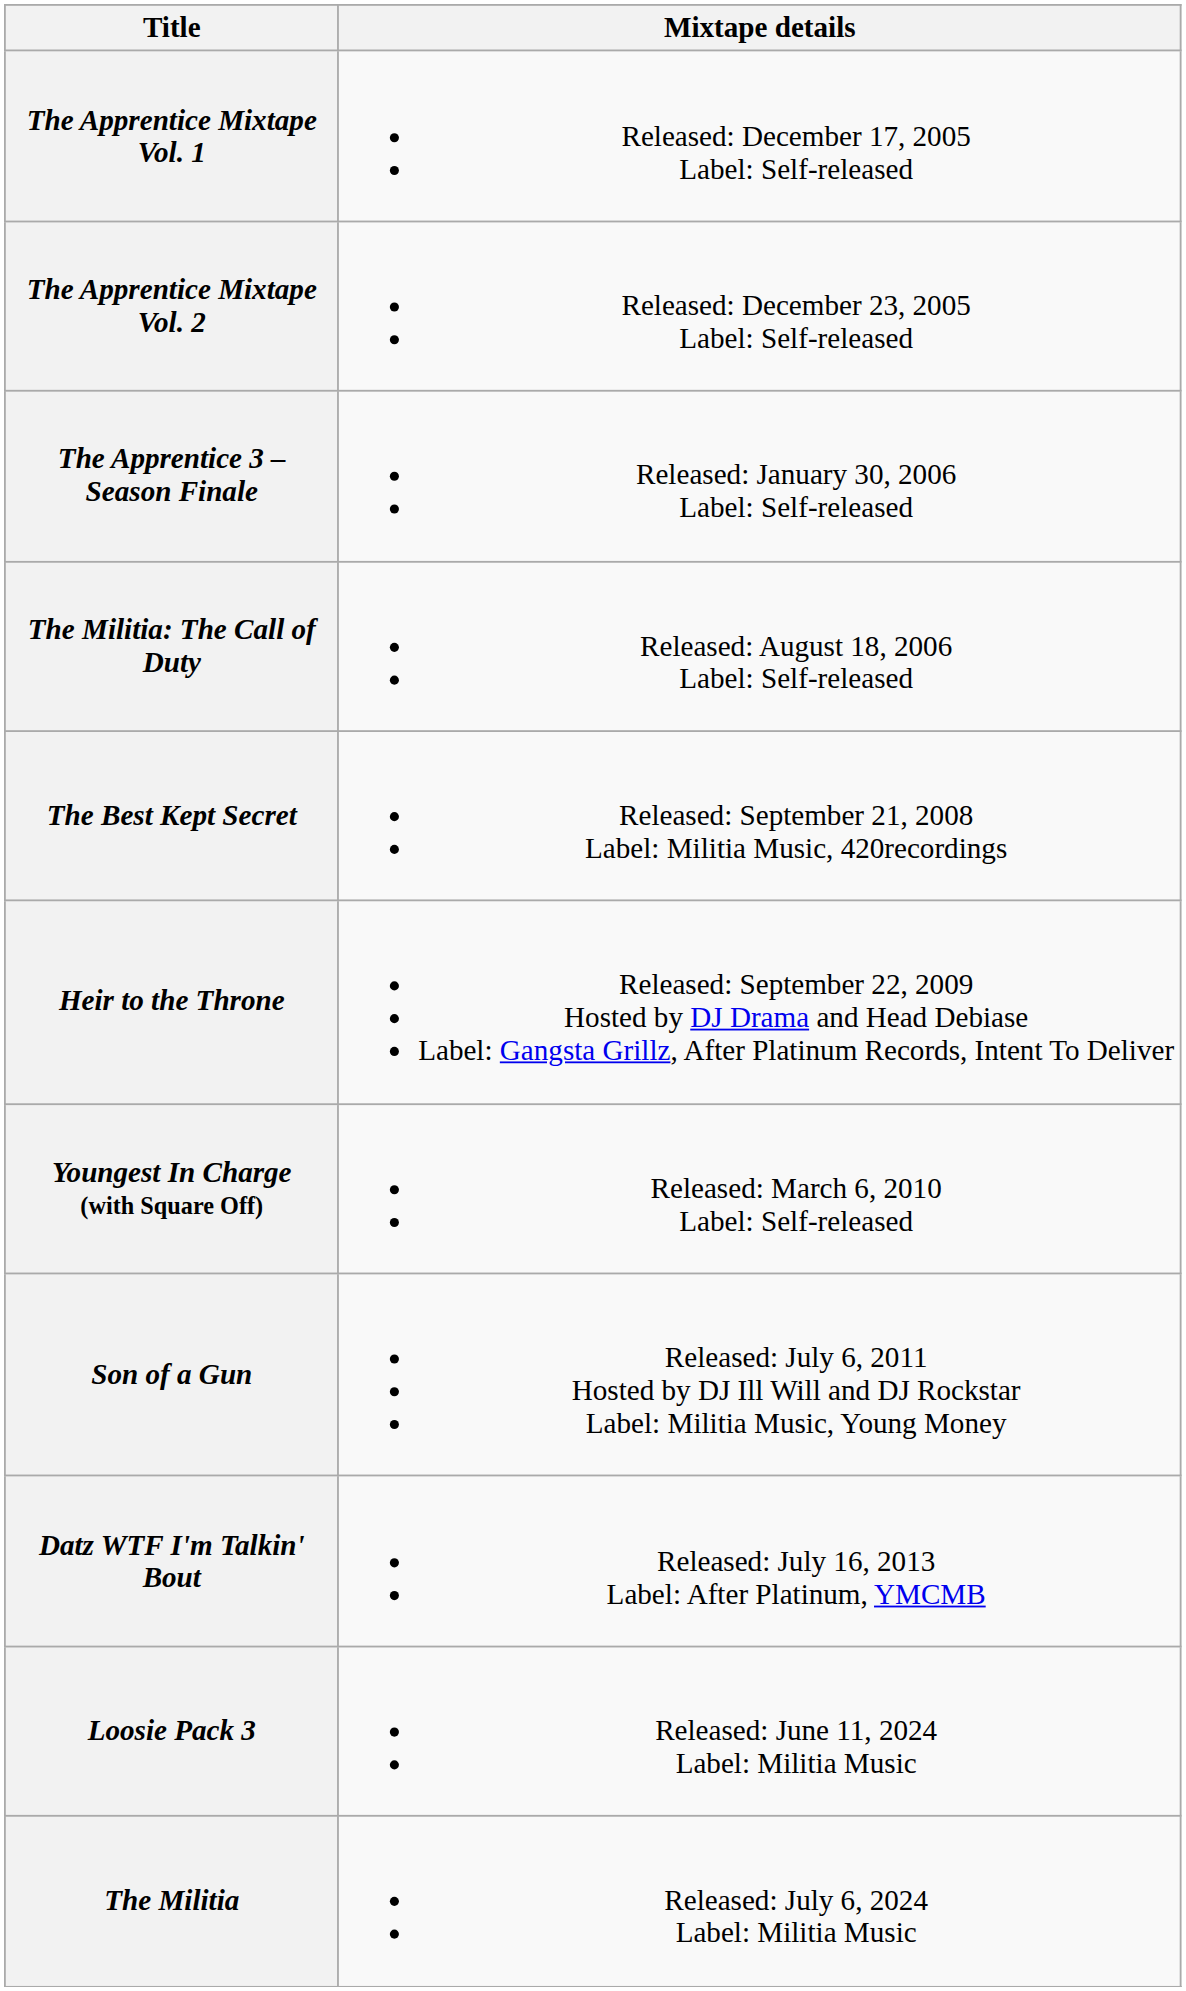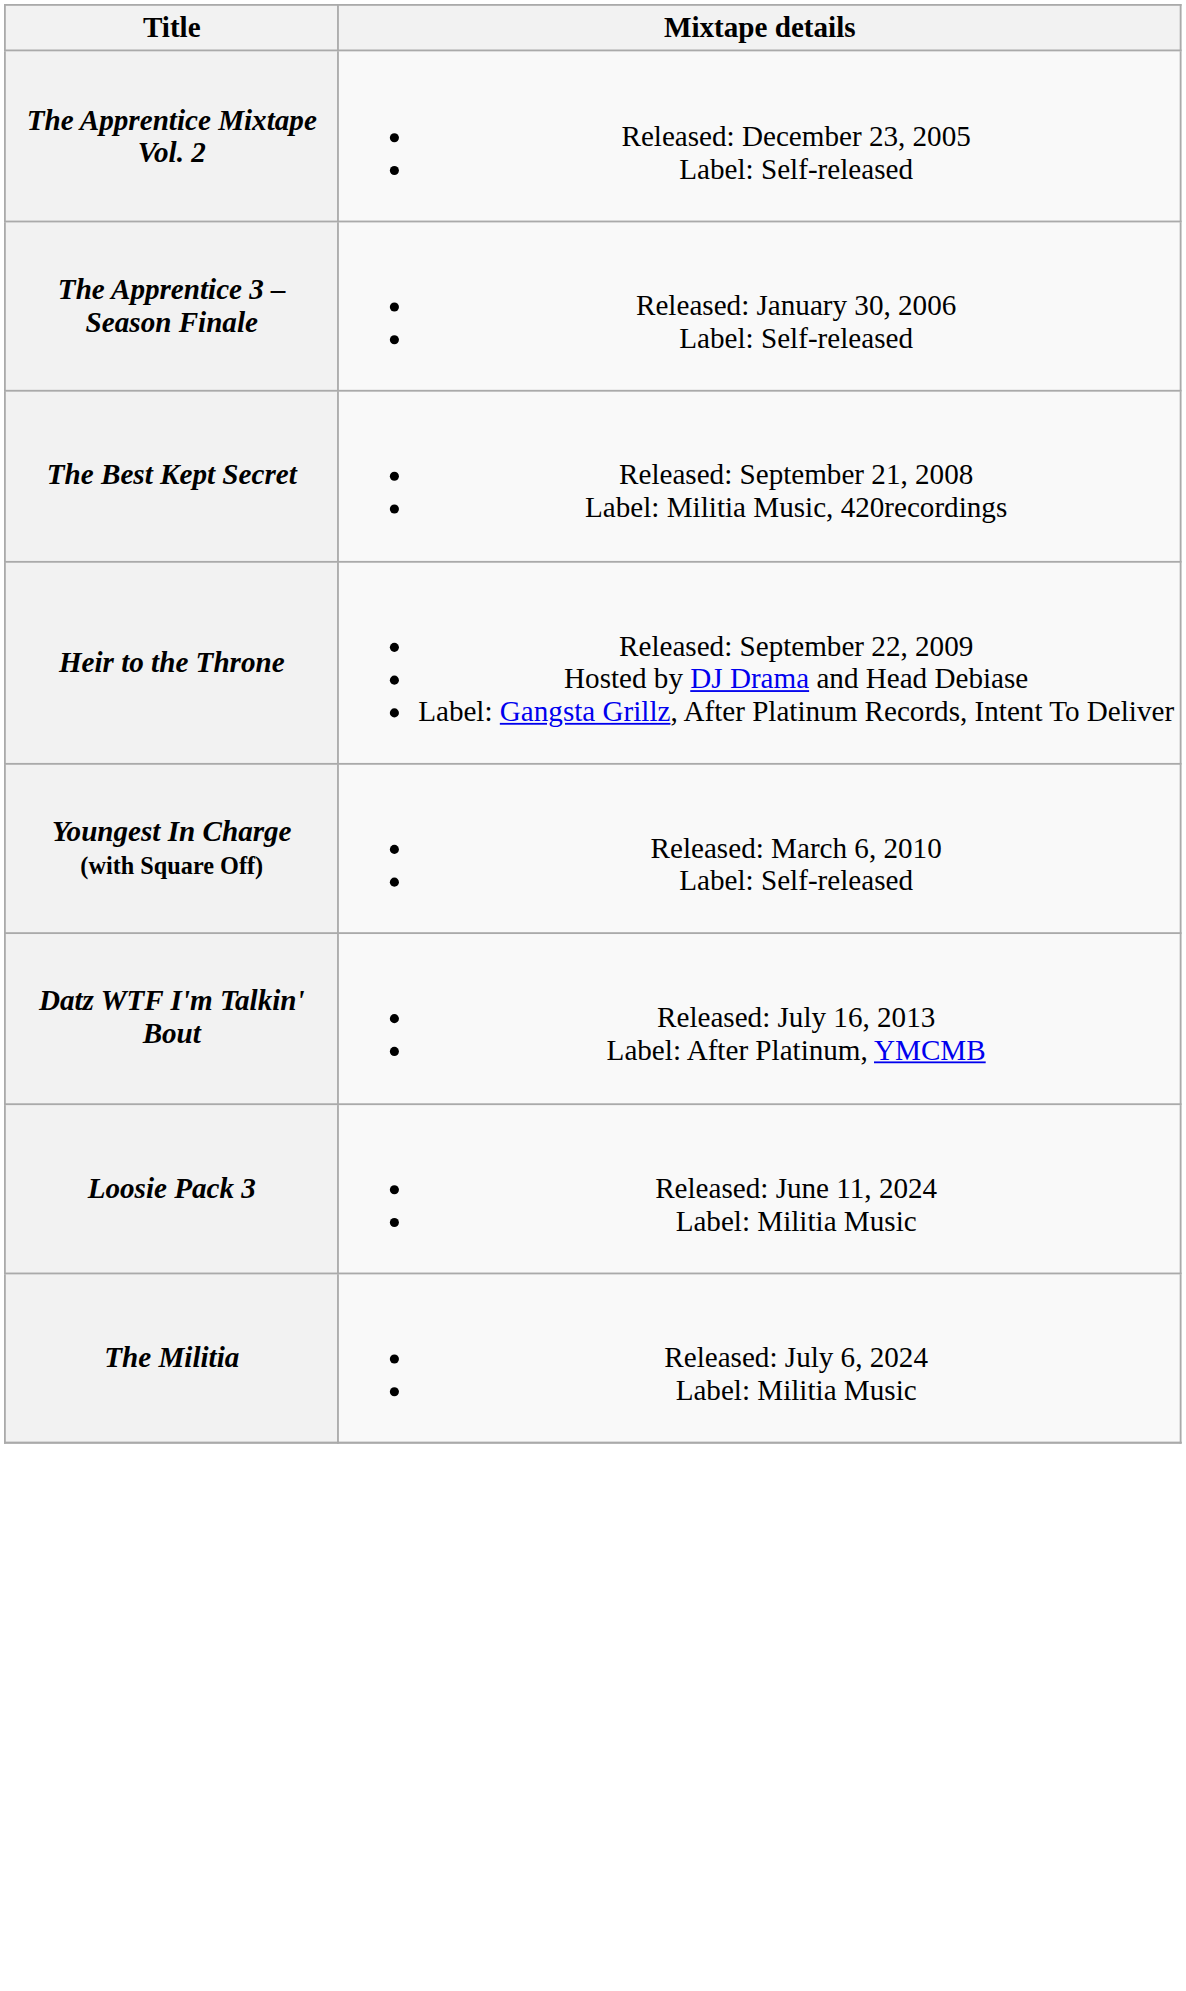- row: (172, 135)
- row: (172, 645)
- row: (172, 1374)
